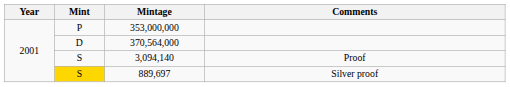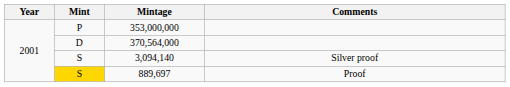(355, 58) Proof -> (355, 58) Silver proof
(355, 74) Silver proof -> (355, 74) Proof
